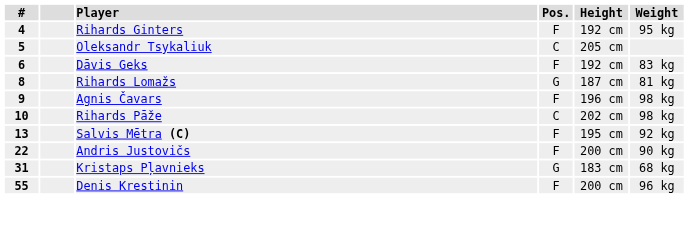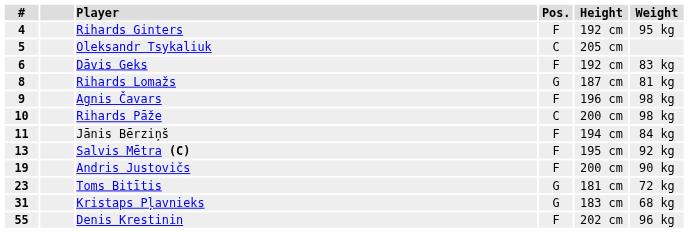(601, 116) 202 cm -> (601, 116) 200 cm
+ row: (123, 134)
(22, 151) 22 -> (22, 168) 19
+ row: (119, 185)
(601, 185) 200 cm -> (601, 220) 202 cm
